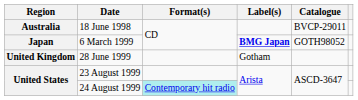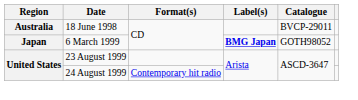- row: (105, 57)
(190, 88) paleturquoise background -> (176, 73) no background
